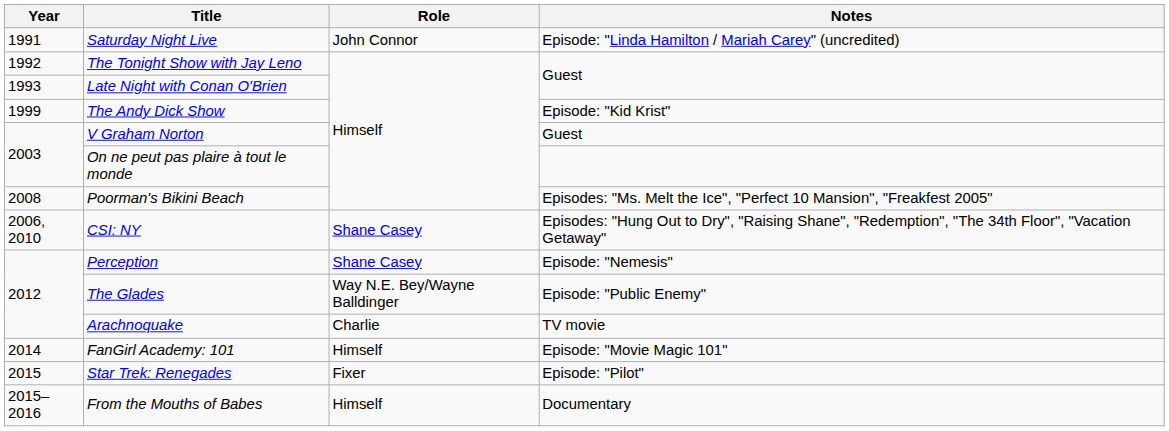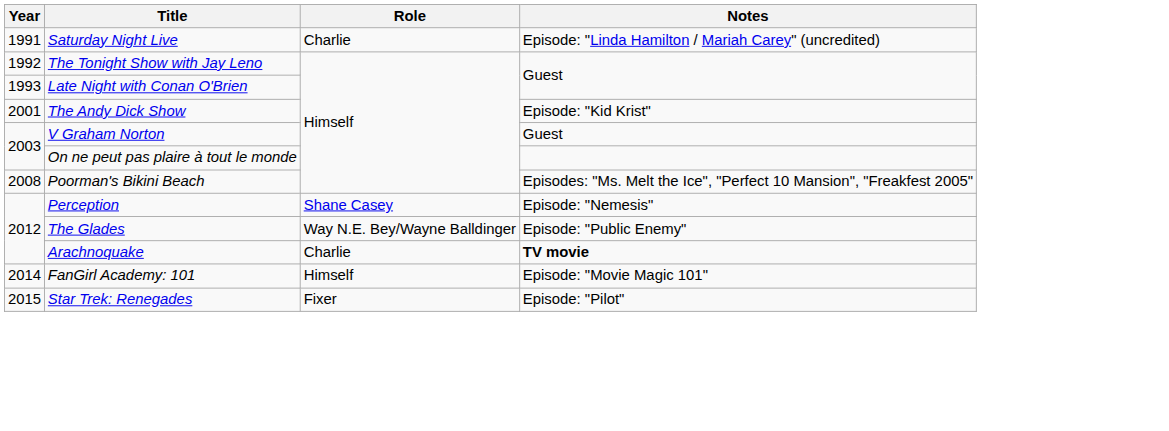(375, 39) John Connor -> (327, 39) Charlie
(24, 110) 1999 -> (24, 110) 2001
- row: (114, 230)
(574, 326) normal -> (556, 252) bold
- row: (175, 405)
